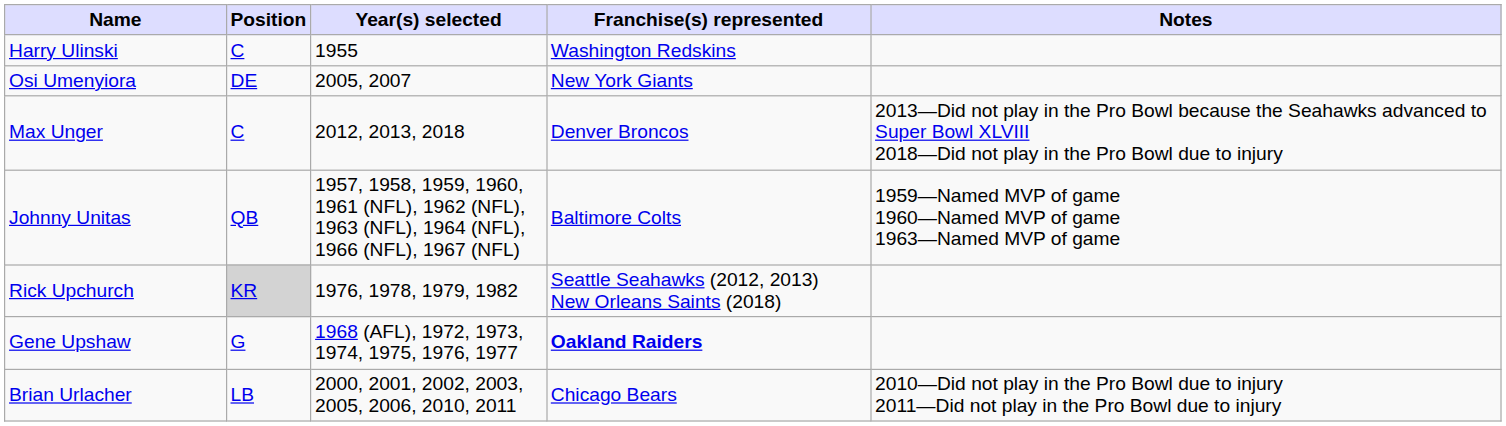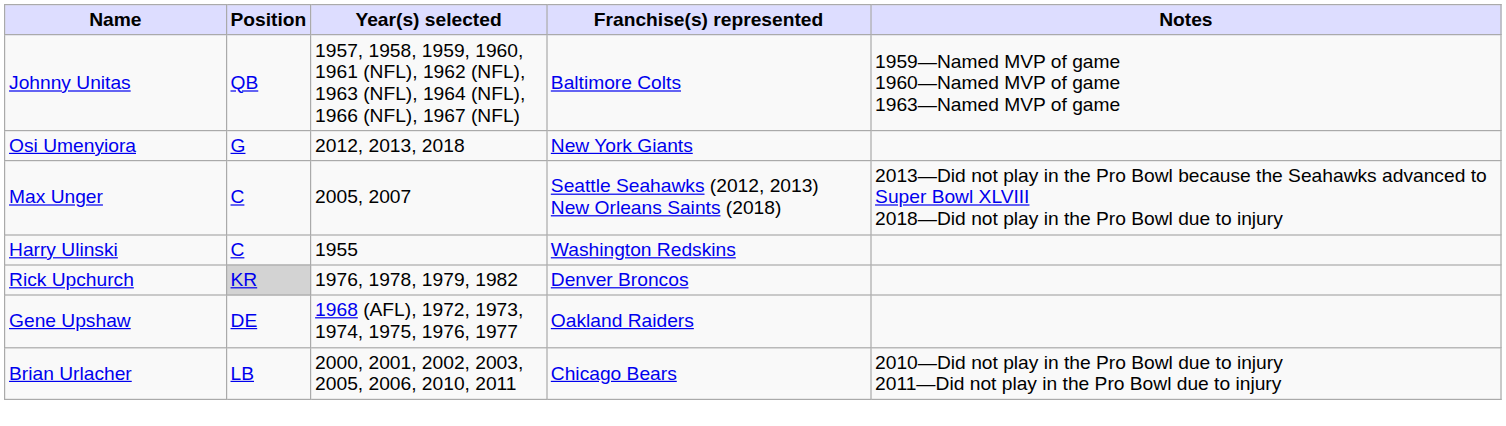rows swapped: (63, 50) <-> (70, 217)
(244, 80) DE -> (238, 145) G
(363, 80) 2005, 2007 -> (390, 145) 2012, 2013, 2018
(390, 132) 2012, 2013, 2018 -> (363, 197) 2005, 2007
(620, 132) Denver Broncos -> (685, 197) Seattle Seahawks (2012, 2013) New Orleans Saints (2018)
(685, 290) Seattle Seahawks (2012, 2013) New Orleans Saints (2018) -> (620, 279) Denver Broncos
(238, 342) G -> (244, 321) DE
(627, 342) bold -> (622, 321) normal
